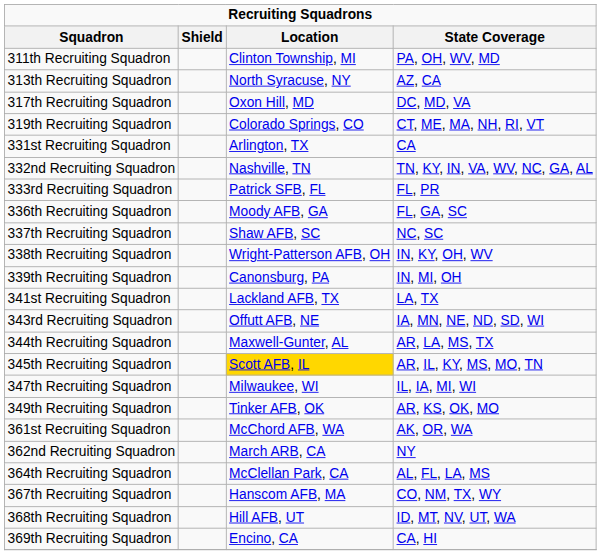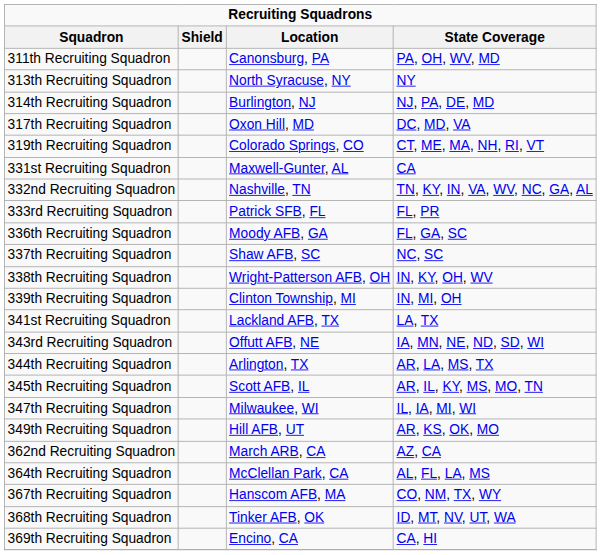(292, 59) Clinton Township, MI -> (279, 59) Canonsburg, PA
(419, 80) AZ, CA -> (406, 80) NY
+ row: (89, 102)
(269, 146) Arlington, TX -> (289, 168) Maxwell-Gunter, AL
(279, 277) Canonsburg, PA -> (292, 299) Clinton Township, MI
(289, 342) Maxwell-Gunter, AL -> (269, 364) Arlington, TX
(269, 364) gold background -> (269, 386) no background
(277, 408) Tinker AFB, OK -> (267, 430) Hill AFB, UT
- row: (89, 430)
(406, 451) NY -> (419, 451) AZ, CA
(267, 517) Hill AFB, UT -> (277, 517) Tinker AFB, OK
